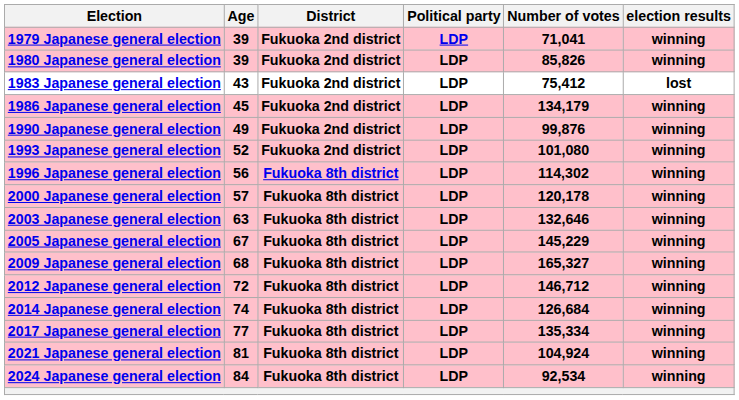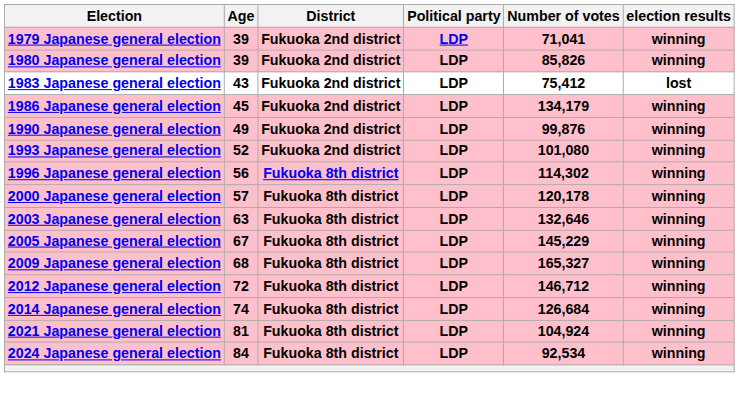- row: (114, 331)
